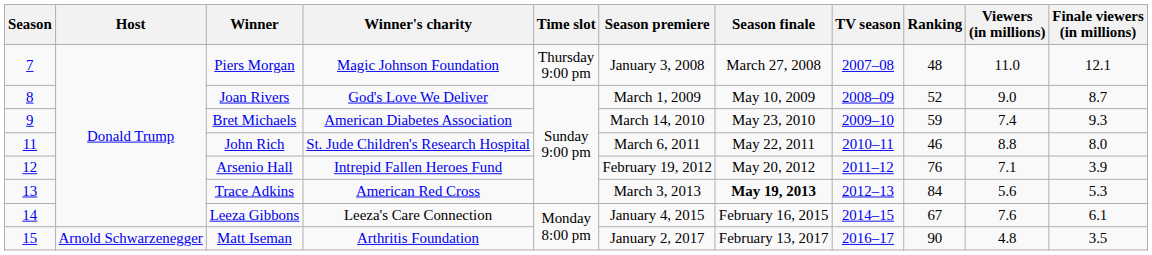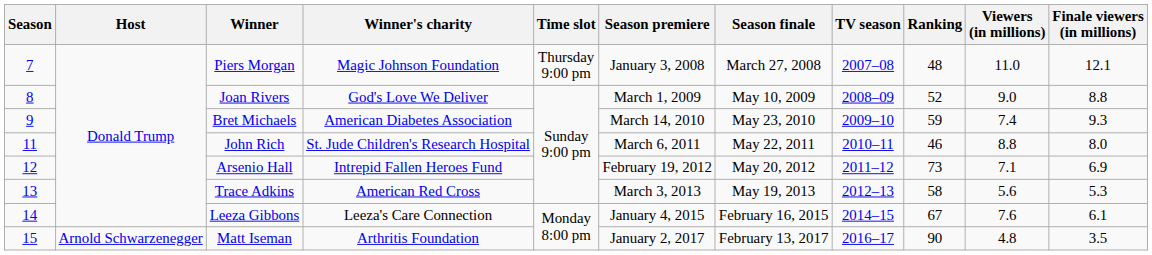(1098, 96) 8.7 -> (1098, 96) 8.8
(935, 167) 76 -> (935, 167) 73
(1098, 167) 3.9 -> (1098, 167) 6.9
(774, 191) bold -> (774, 191) normal
(935, 191) 84 -> (935, 191) 58
